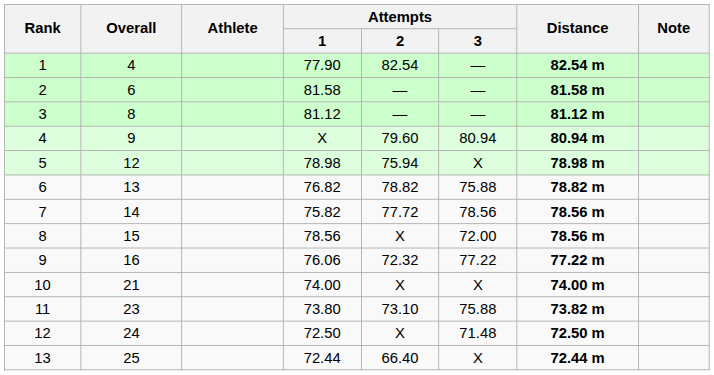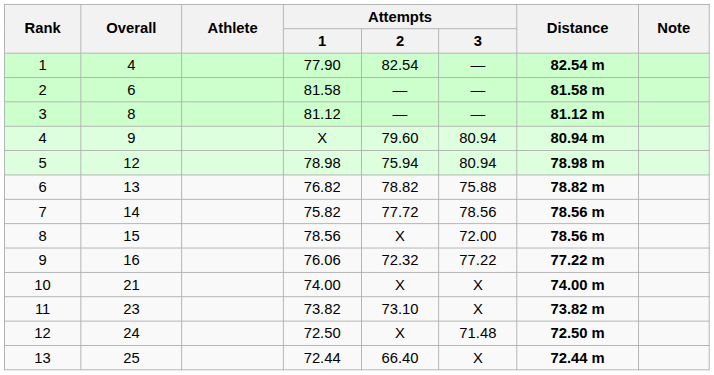(478, 162) X -> (478, 162) 80.94
(322, 308) 73.80 -> (322, 308) 73.82
(478, 308) 75.88 -> (478, 308) X
